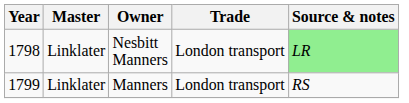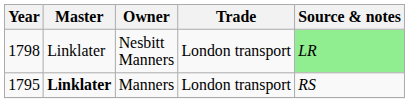(24, 85) 1799 -> (24, 85) 1795
(76, 85) normal -> (79, 85) bold
